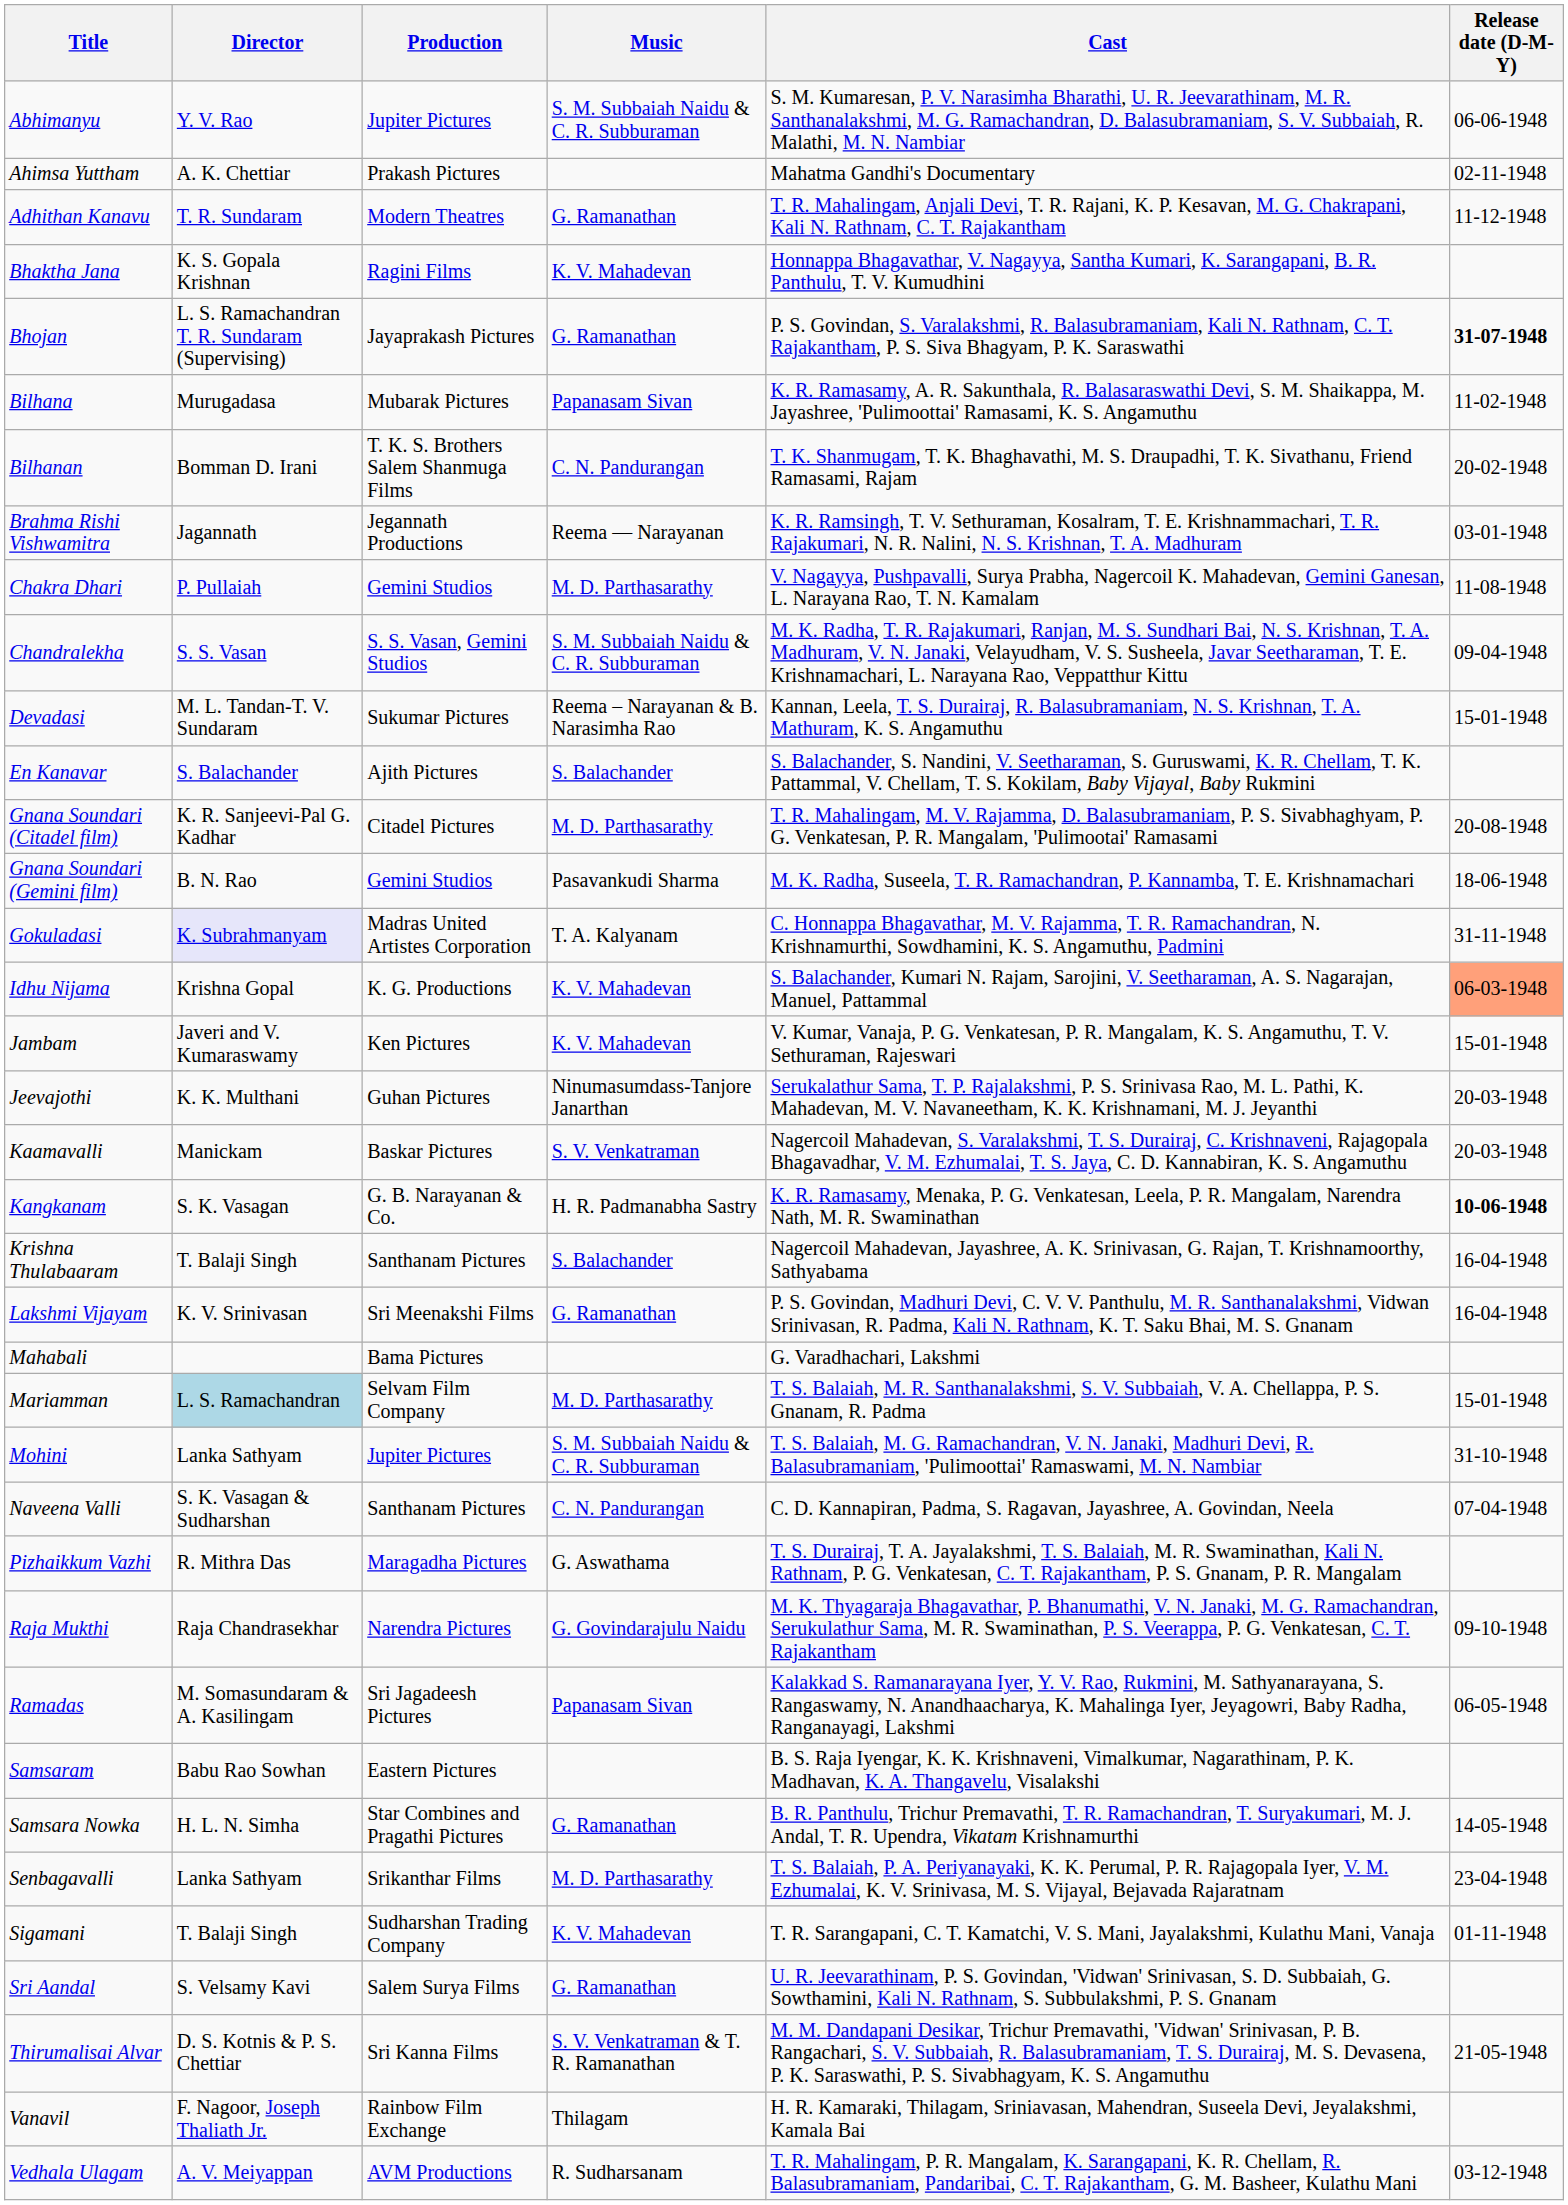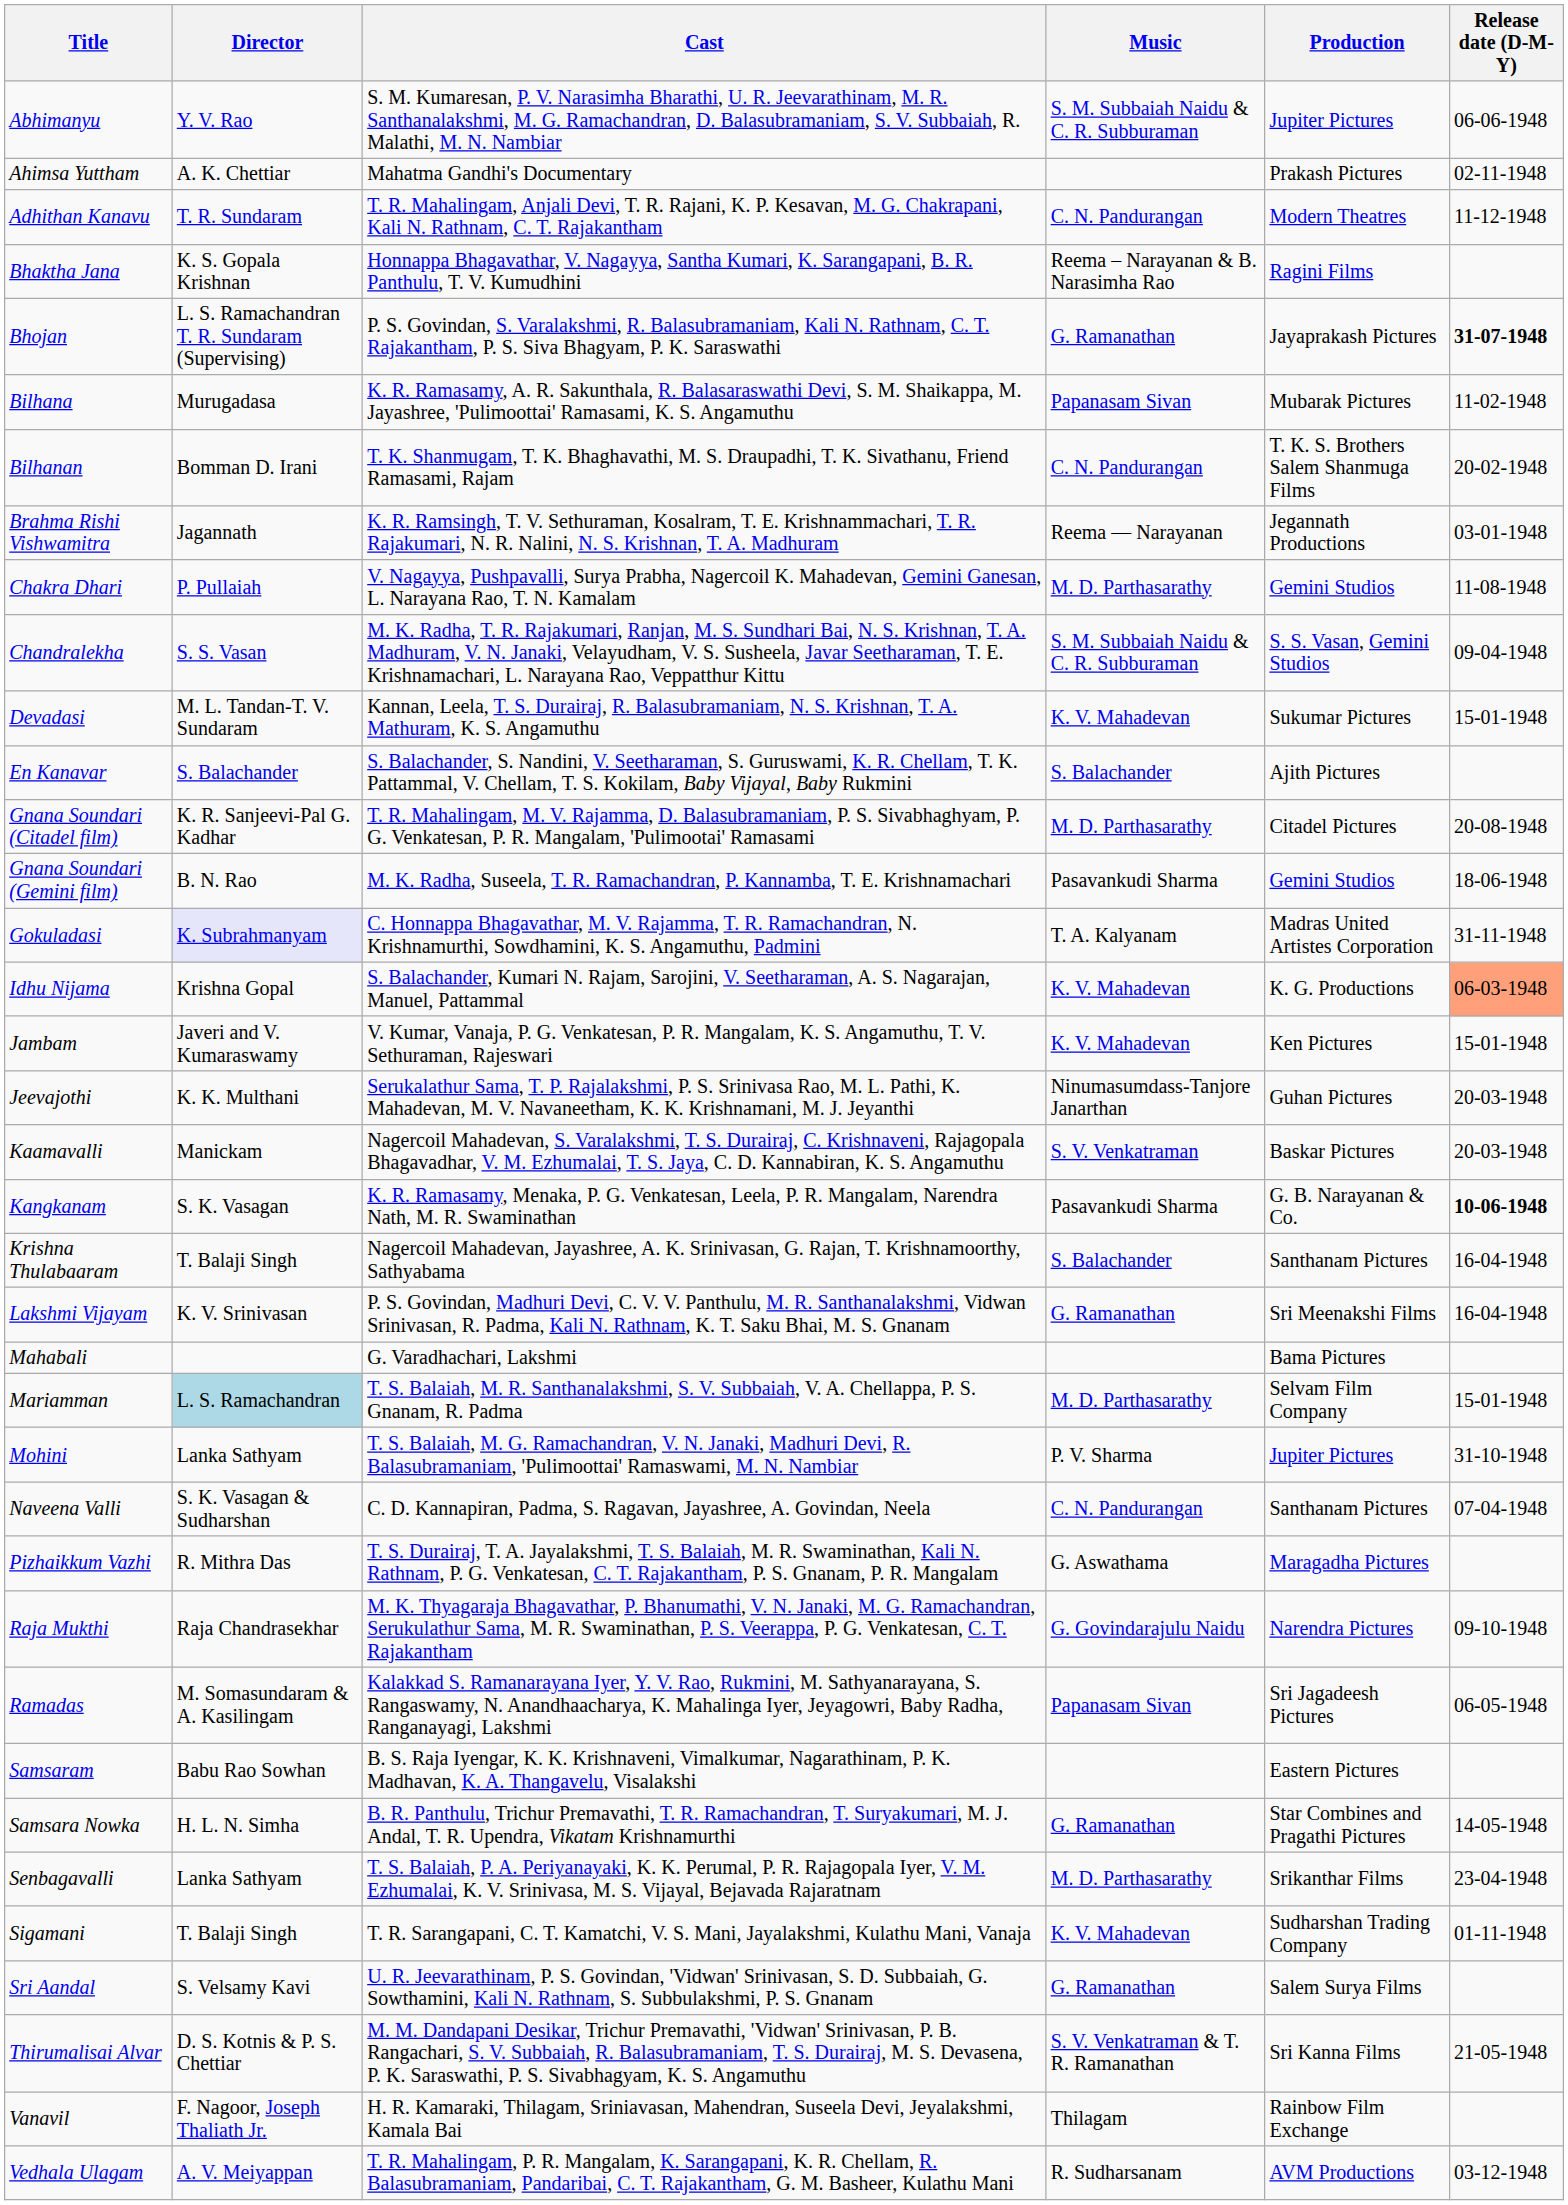columns swapped: (455, 42) <-> (1108, 42)
(614, 216) G. Ramanathan -> (1127, 216) C. N. Pandurangan
(621, 270) K. V. Mahadevan -> (1154, 270) Reema – Narayanan & B. Narasimha Rao
(655, 718) Reema – Narayanan & B. Narasimha Rao -> (1120, 718) K. V. Mahadevan
(654, 1205) H. R. Padmanabha Sastry -> (1134, 1205) Pasavankudi Sharma
(651, 1454) S. M. Subbaiah Naidu & C. R. Subburaman -> (1101, 1454) P. V. Sharma
